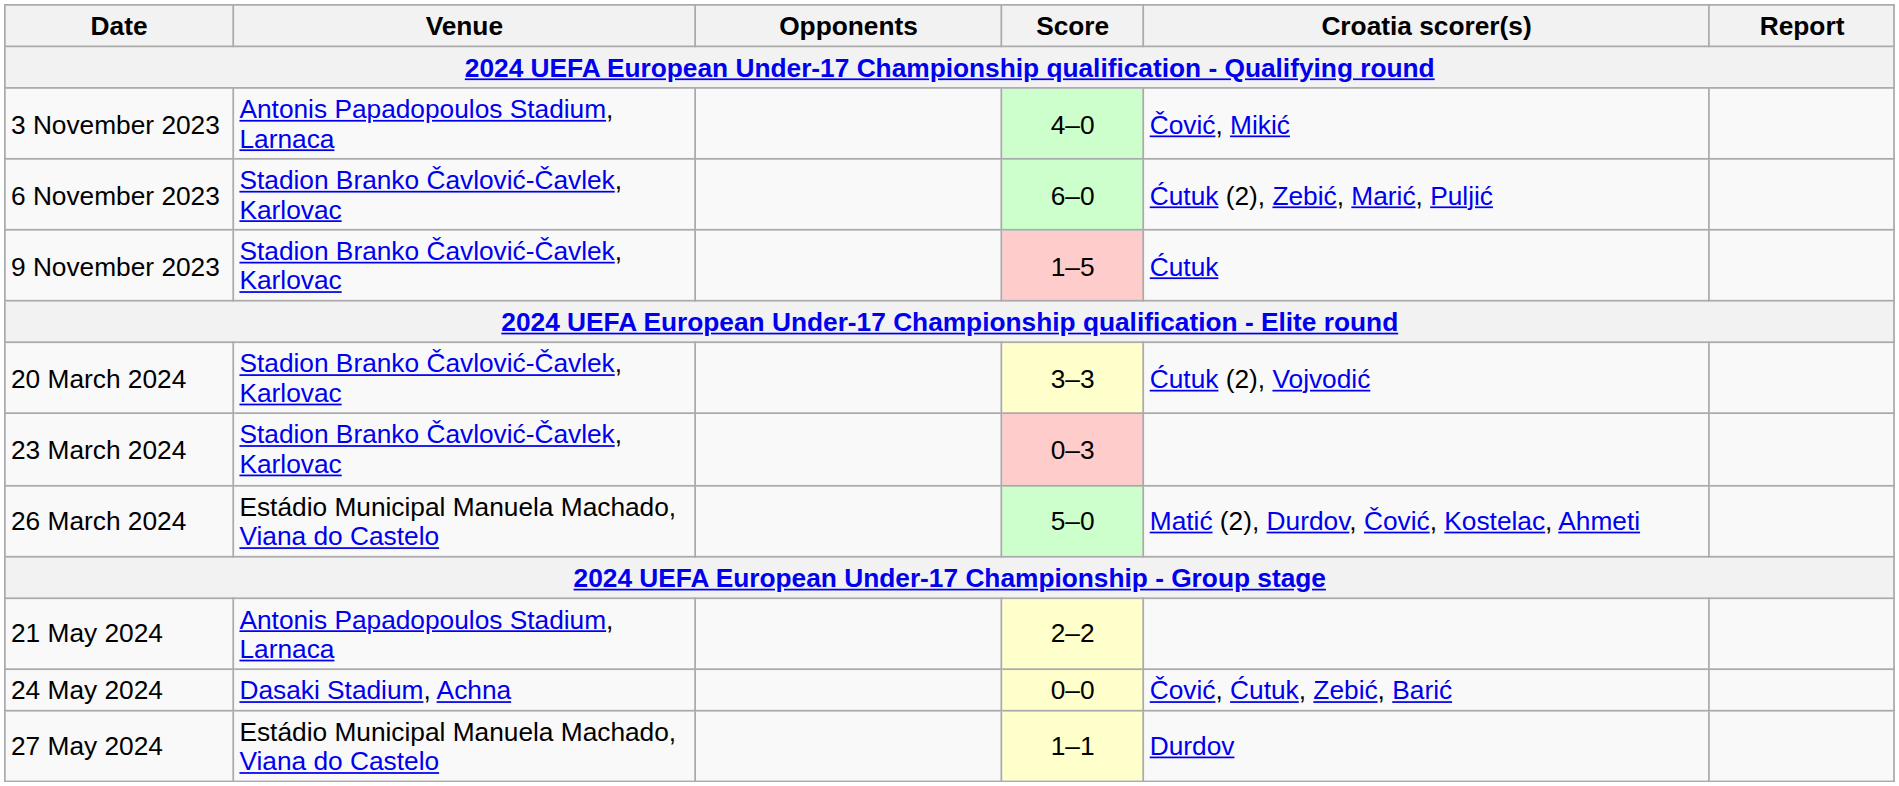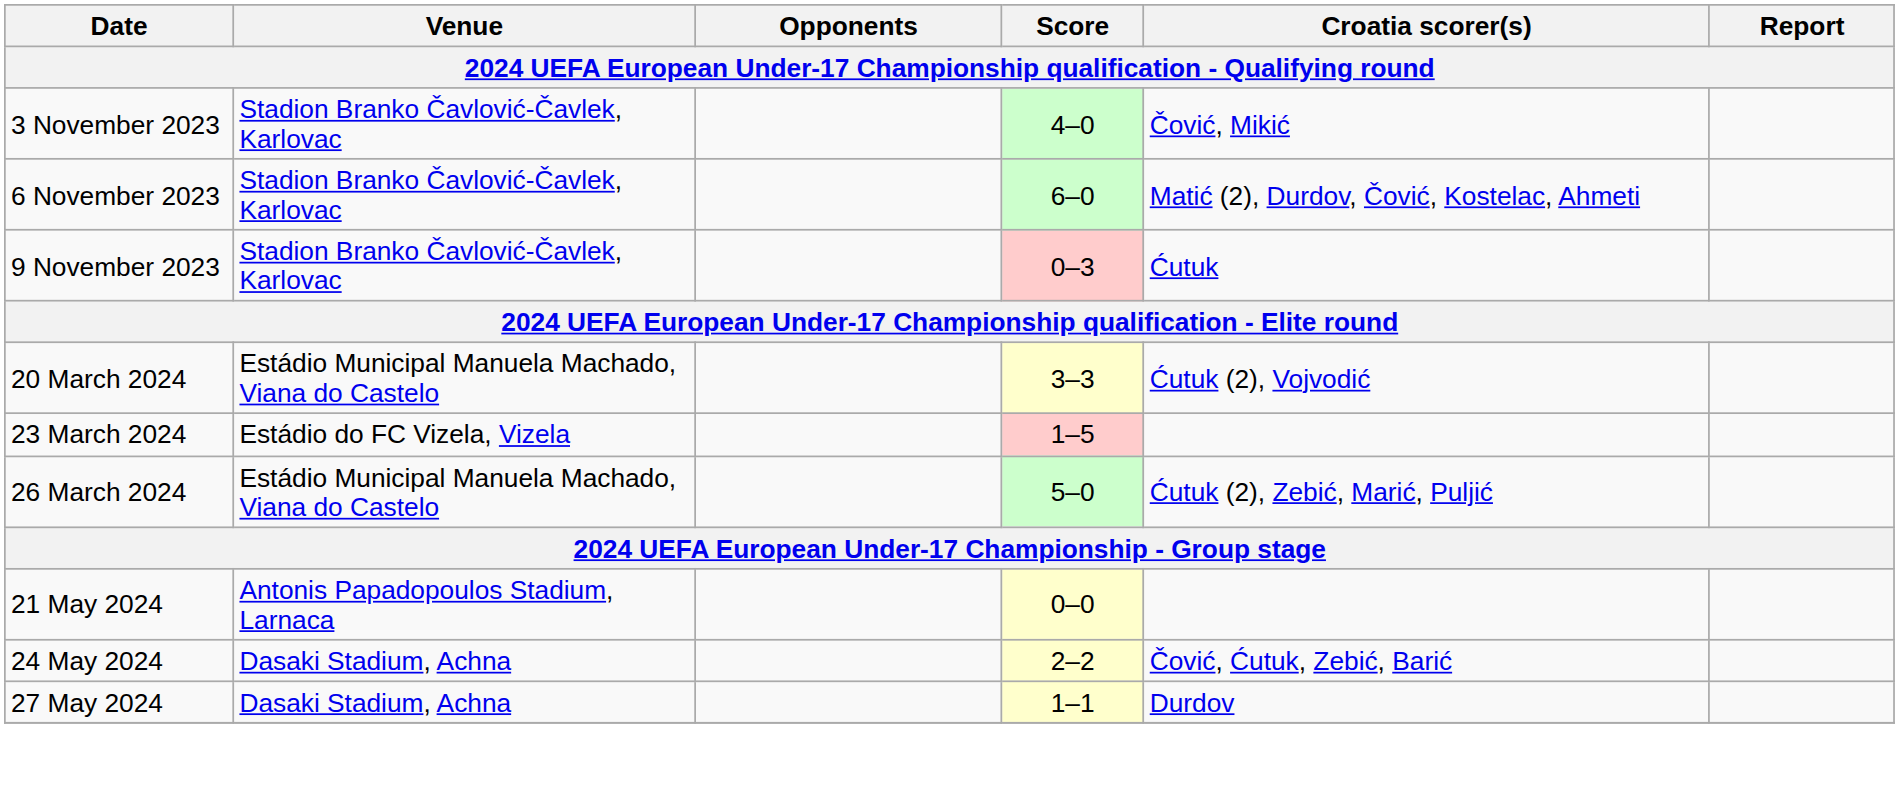(426, 124) Antonis Papadopoulos Stadium, Larnaca -> (431, 124) Stadion Branko Čavlović-Čavlek, Karlovac
(1321, 195) Ćutuk (2), Zebić, Marić, Puljić -> (1395, 195) Matić (2), Durdov, Čović, Kostelac, Ahmeti
(1073, 266) 1–5 -> (1073, 266) 0–3
(431, 379) Stadion Branko Čavlović-Čavlek, Karlovac -> (458, 379) Estádio Municipal Manuela Machado, Viana do Castelo
(431, 450) Stadion Branko Čavlović-Čavlek, Karlovac -> (405, 435) Estádio do FC Vizela, Vizela
(1073, 450) 0–3 -> (1073, 435) 1–5
(1395, 521) Matić (2), Durdov, Čović, Kostelac, Ahmeti -> (1321, 491) Ćutuk (2), Zebić, Marić, Puljić
(1073, 633) 2–2 -> (1073, 604) 0–0
(1073, 690) 0–0 -> (1073, 660) 2–2
(458, 746) Estádio Municipal Manuela Machado, Viana do Castelo -> (375, 702) Dasaki Stadium, Achna
